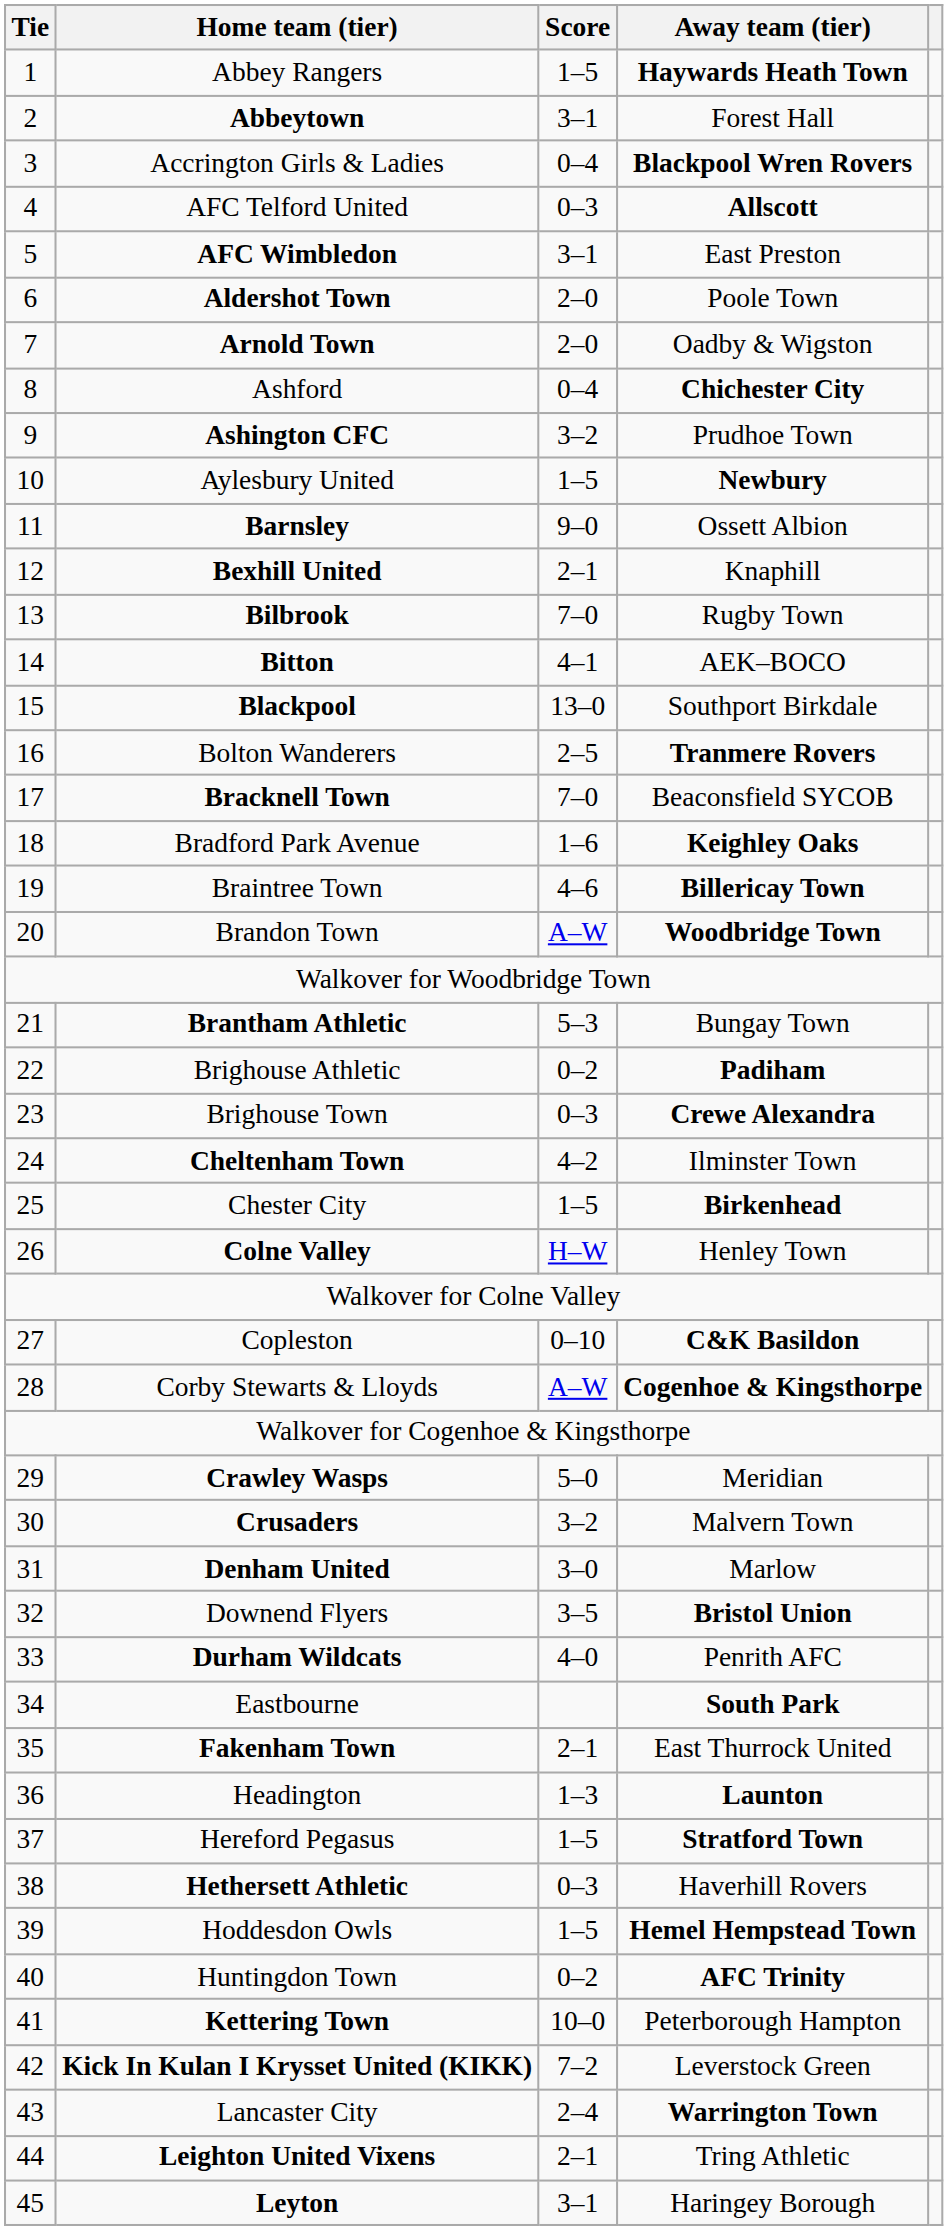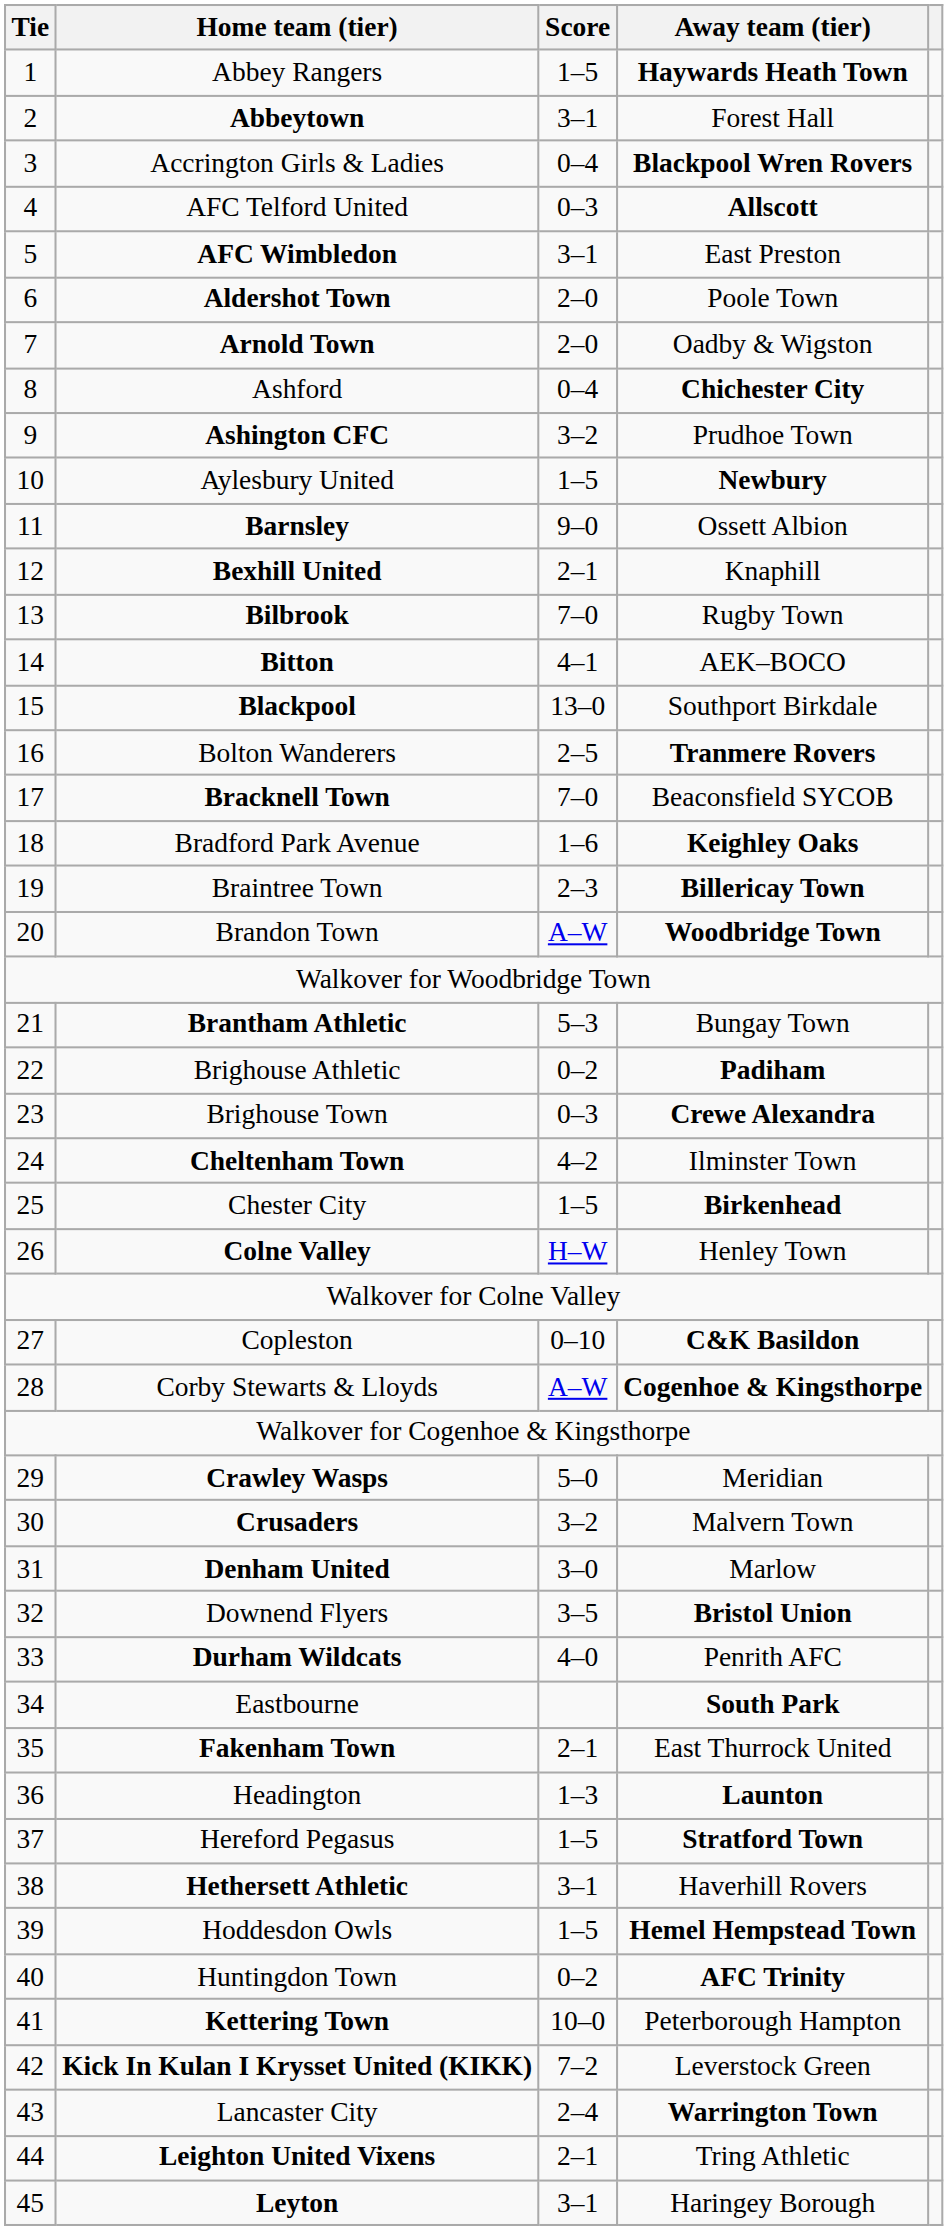(578, 887) 4–6 -> (578, 887) 2–3
(578, 1885) 0–3 -> (578, 1885) 3–1
